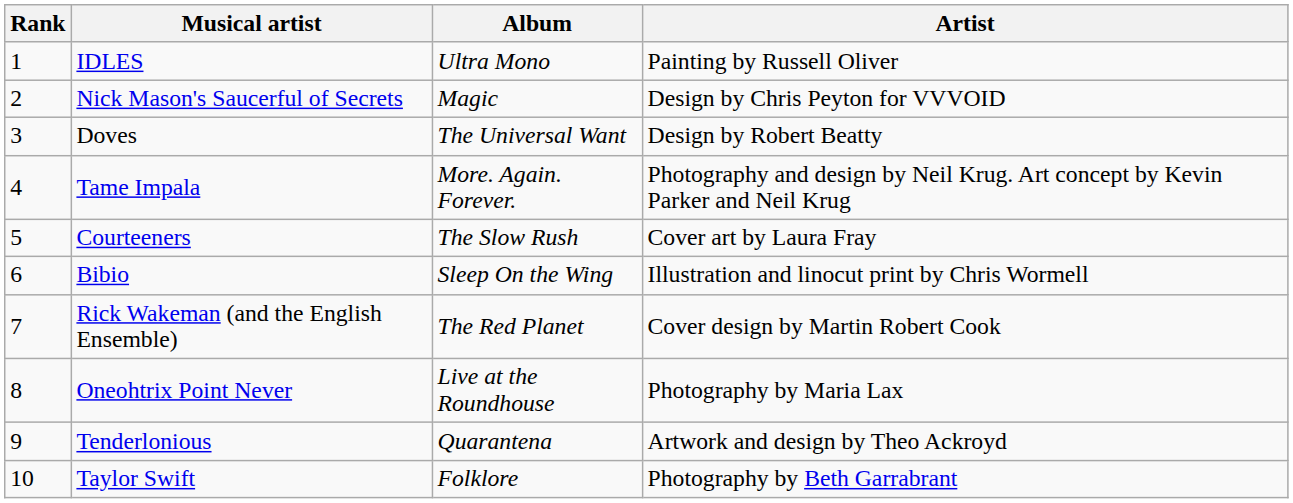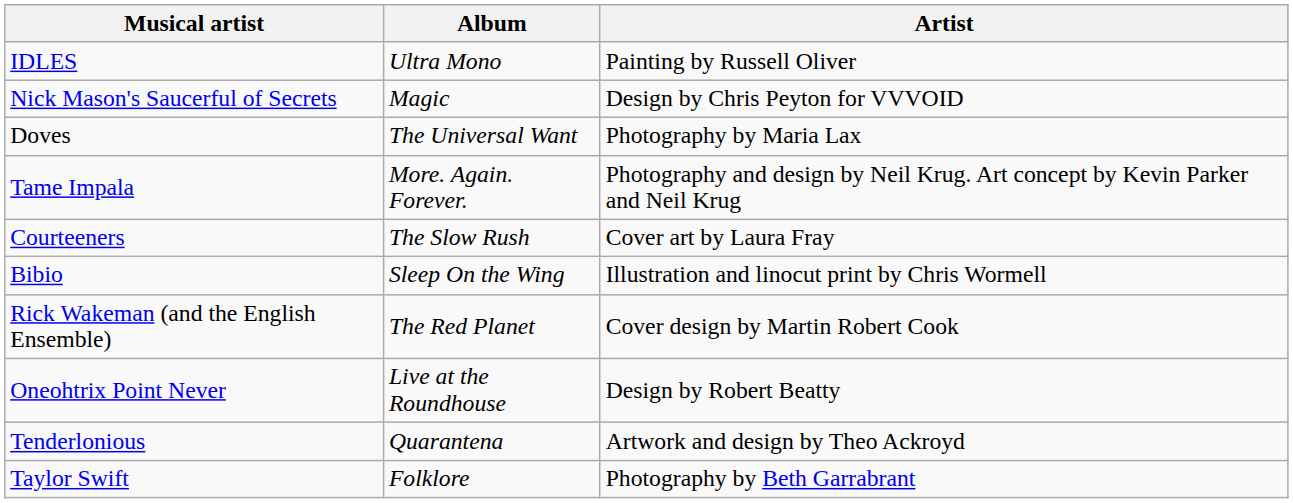- column: (38, 23)
(765, 135) Design by Robert Beatty -> (734, 135) Photography by Maria Lax
(775, 390) Photography by Maria Lax -> (723, 390) Design by Robert Beatty
